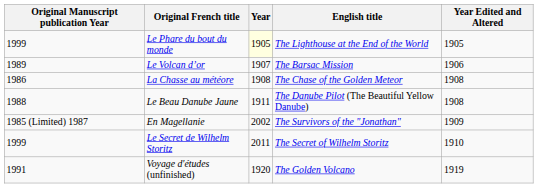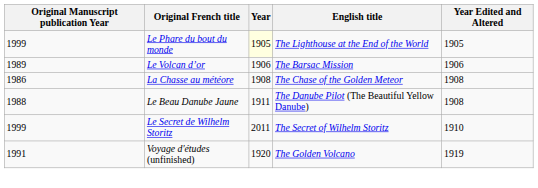(261, 65) 1907 -> (261, 65) 1906
- row: (176, 122)
